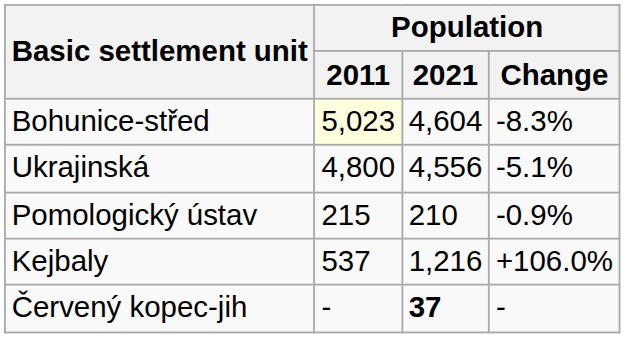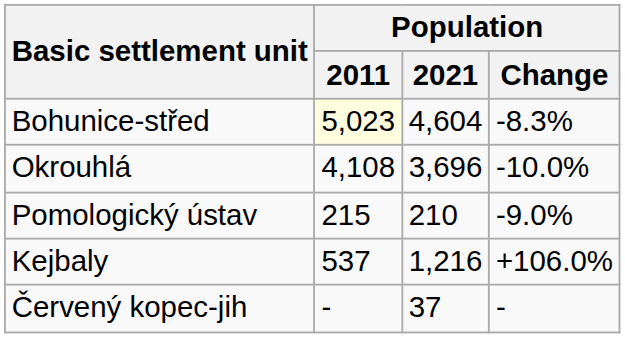- row: (80, 167)
+ row: (71, 167)
(534, 214) -0.9% -> (534, 214) -9.0%
(425, 307) bold -> (425, 307) normal
